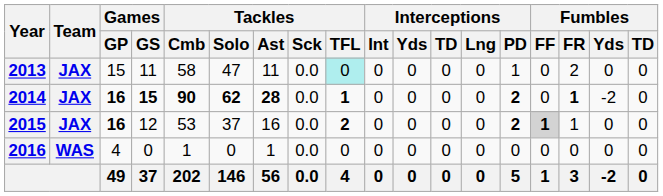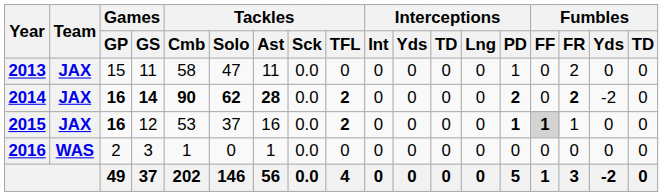(345, 71) paleturquoise background -> (345, 71) no background
(148, 97) 15 -> (148, 97) 14
(345, 97) 1 -> (345, 97) 2
(574, 97) 1 -> (574, 97) 2
(515, 124) 2 -> (515, 124) 1
(116, 151) 4 -> (116, 151) 2
(148, 151) 0 -> (148, 151) 3
